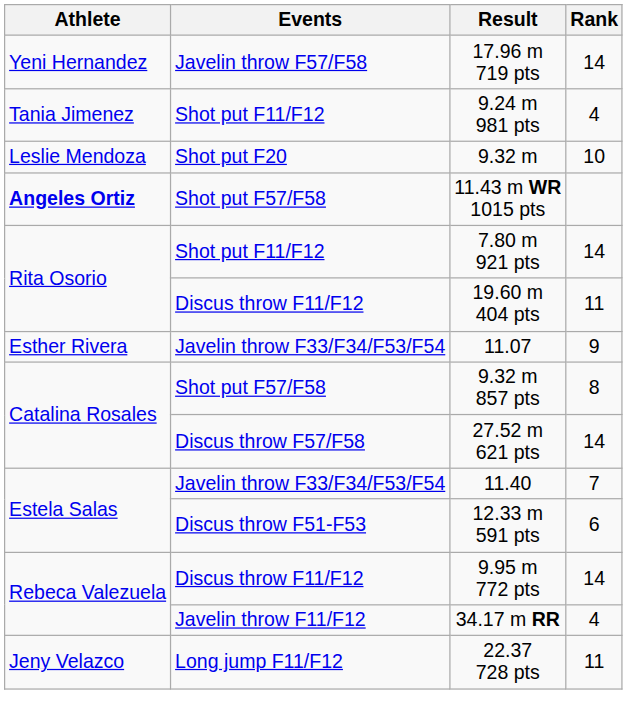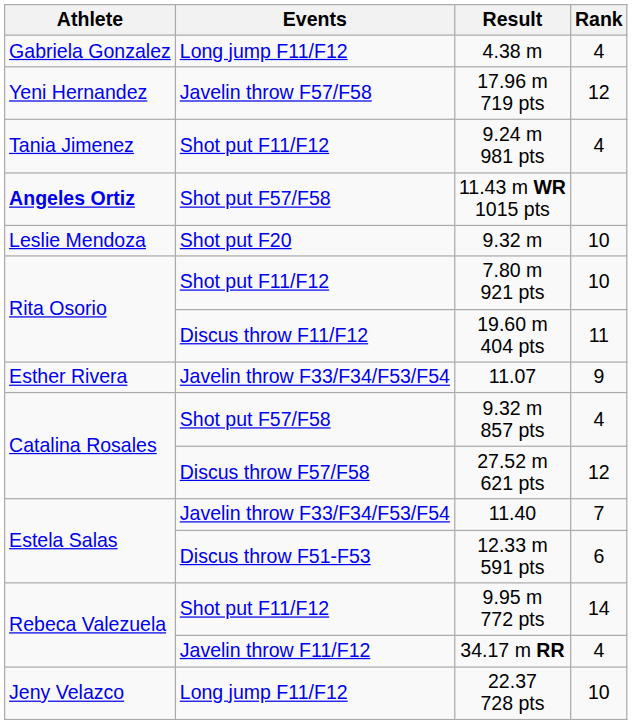+ row: (512, 50)
(594, 61) 14 -> (599, 92) 12
rows swapped: (508, 156) <-> (508, 198)
(594, 251) 14 -> (599, 282) 10
(594, 388) 8 -> (599, 419) 4
(594, 441) 14 -> (599, 472) 12
(269, 578) Discus throw F11/F12 -> (254, 609) Shot put F11/F12
(594, 662) 11 -> (599, 692) 10
